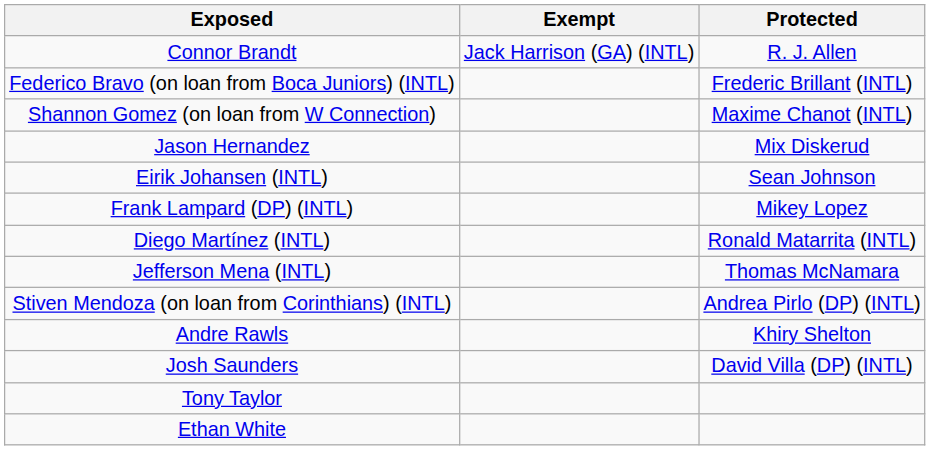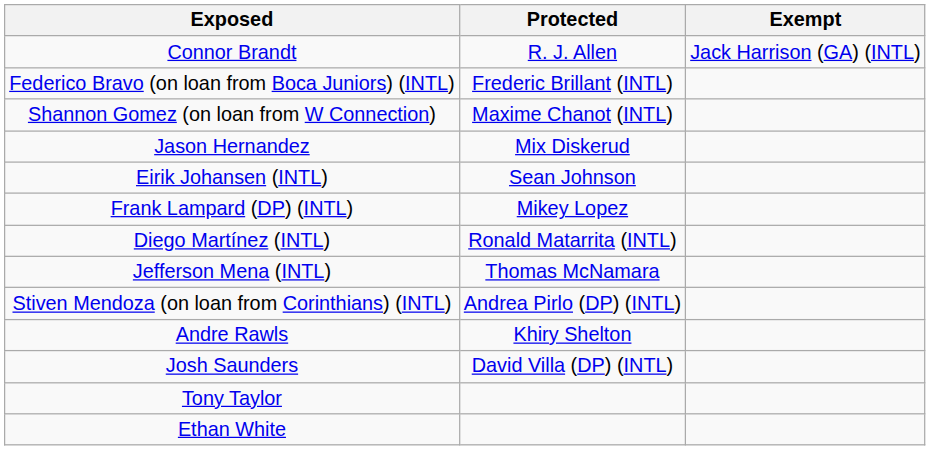columns swapped: (812, 20) <-> (579, 20)
